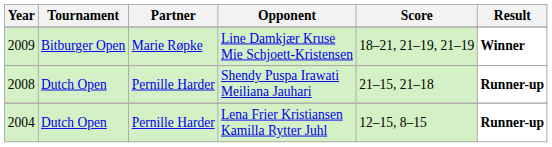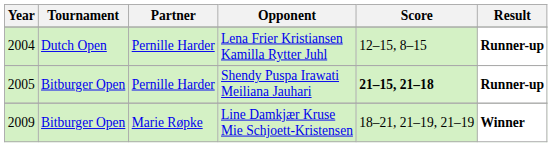rows swapped: (287, 46) <-> (282, 122)
(21, 84) 2008 -> (21, 84) 2005
(74, 84) Dutch Open -> (83, 84) Bitburger Open
(396, 84) normal -> (396, 84) bold
